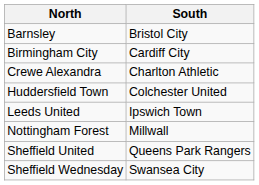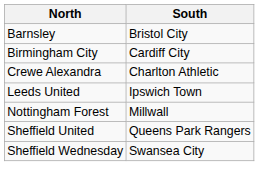- row: (58, 92)
